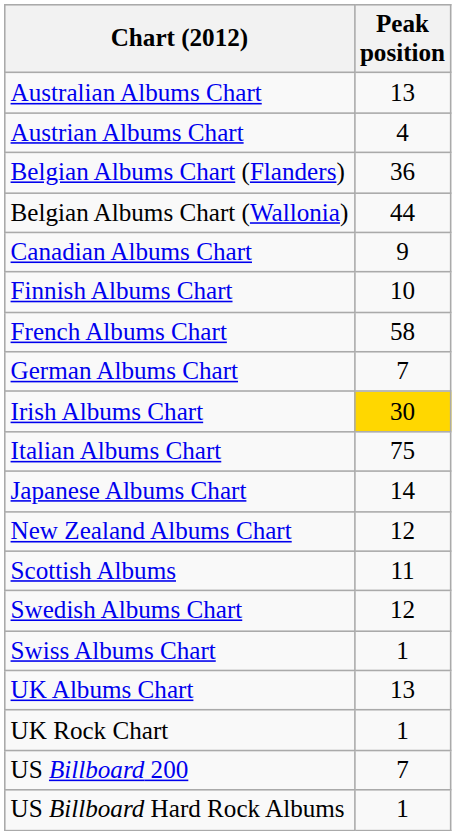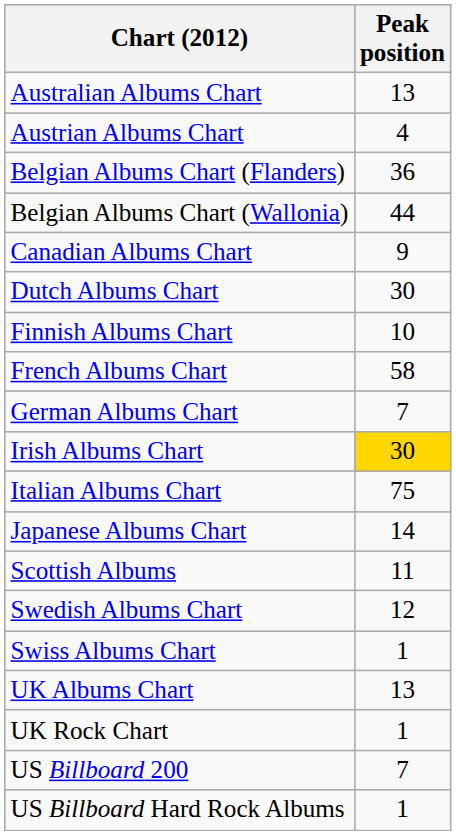+ row: (115, 291)
- row: (151, 530)
